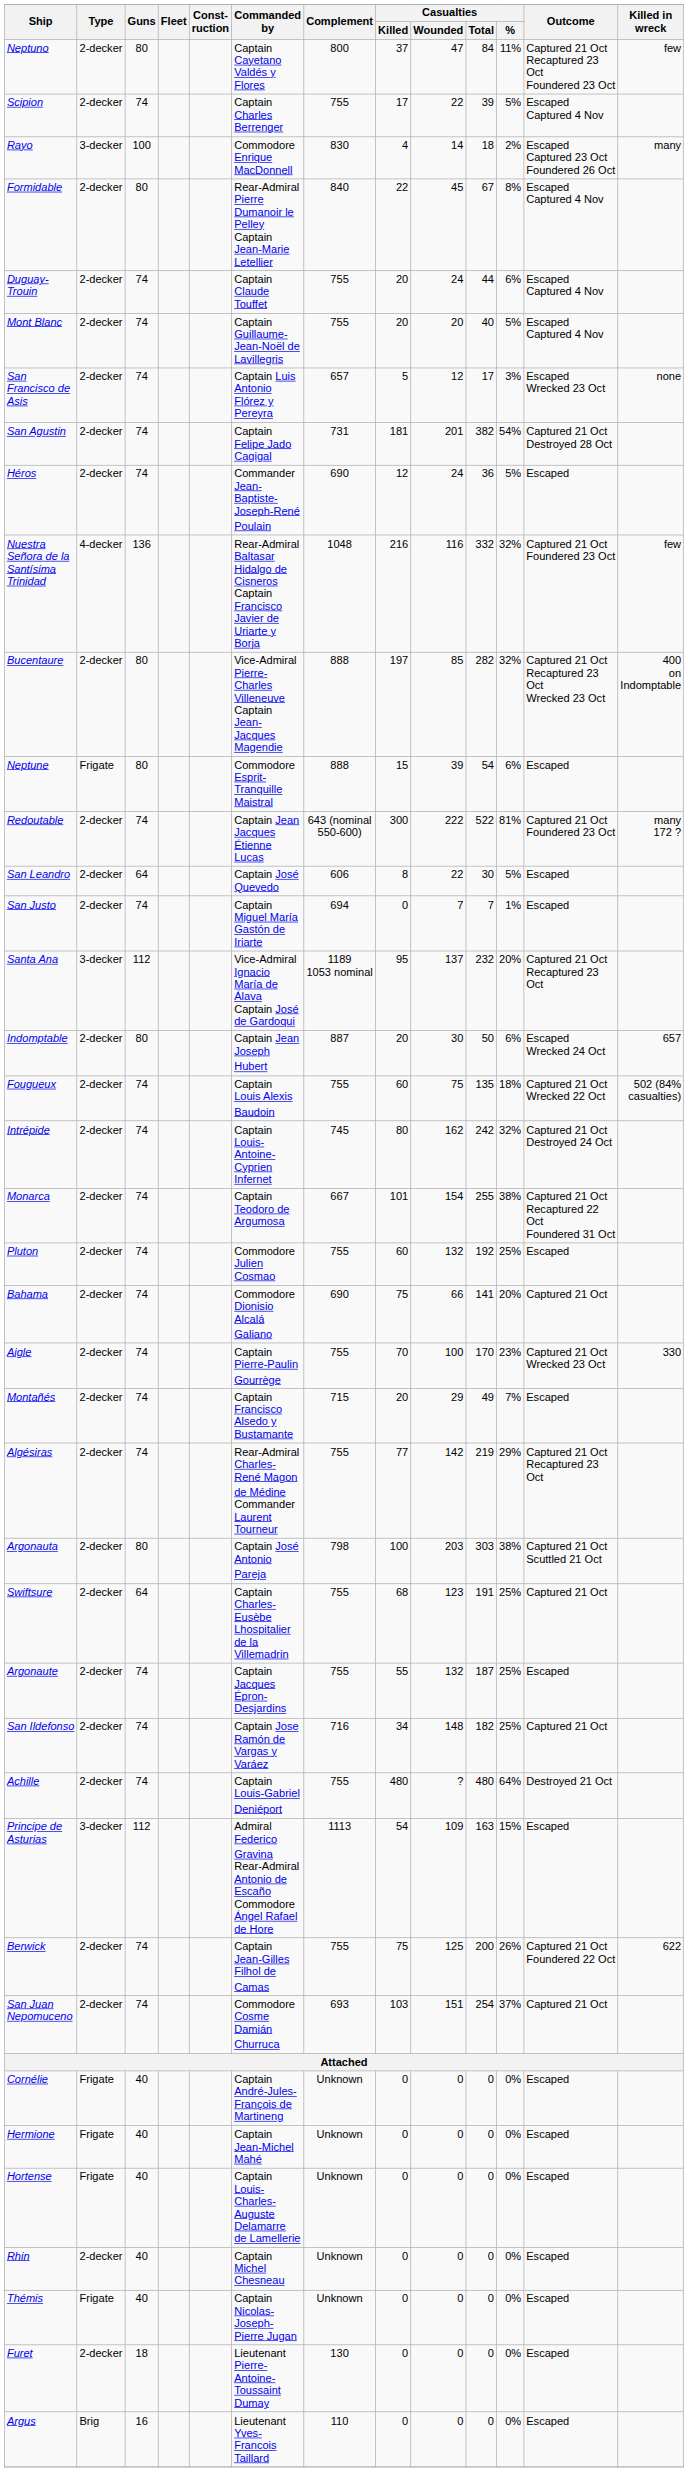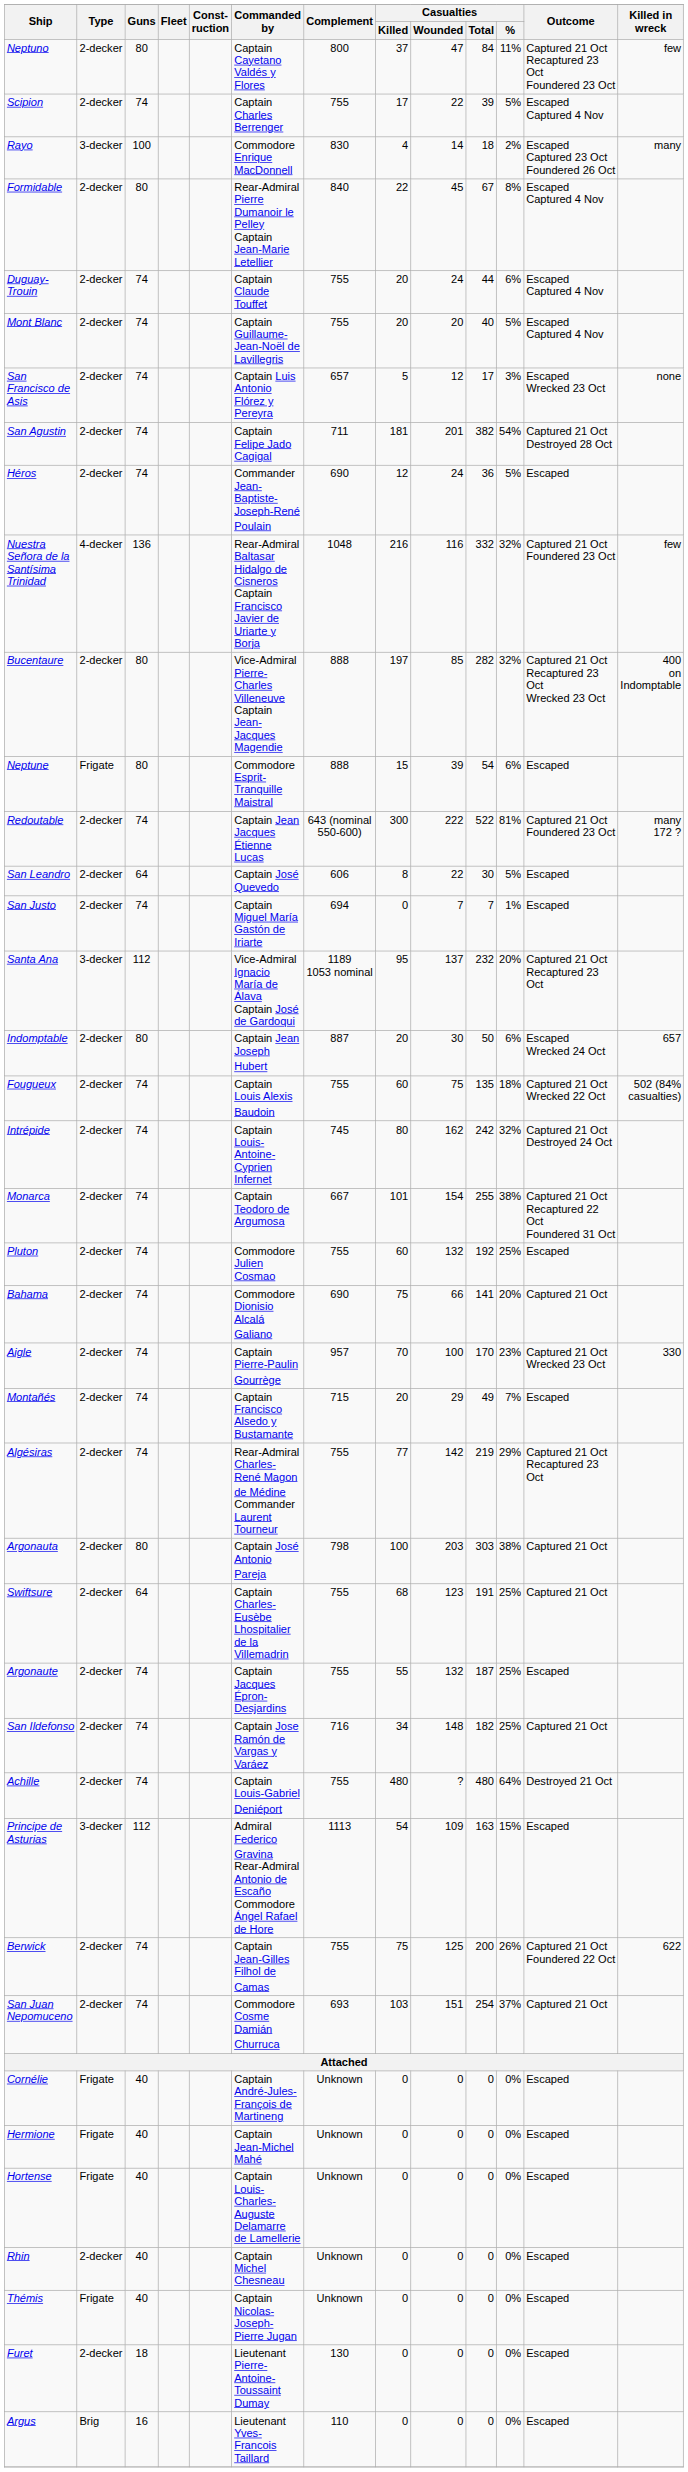(340, 431) 731 -> (340, 431) 711
(340, 1352) 755 -> (340, 1352) 957
(567, 1553) Captured 21 Oct Scuttled 21 Oct -> (567, 1547) Captured 21 Oct
